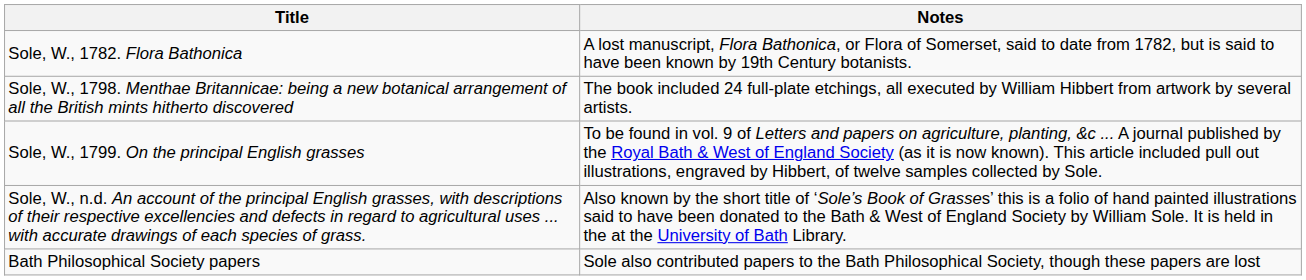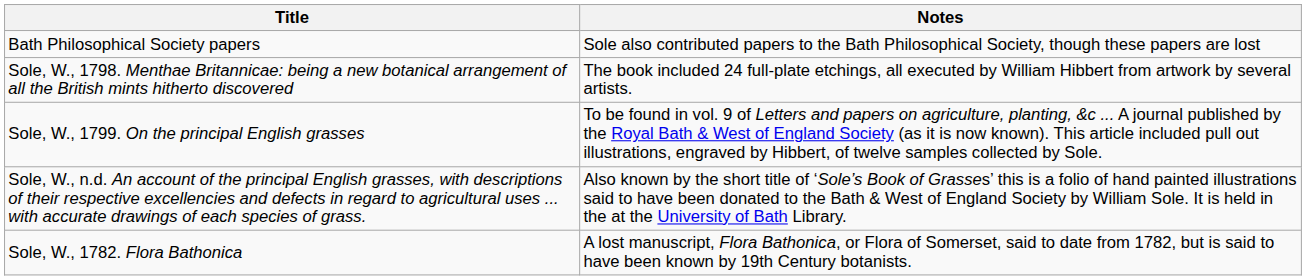rows swapped: (125, 53) <-> (134, 261)
